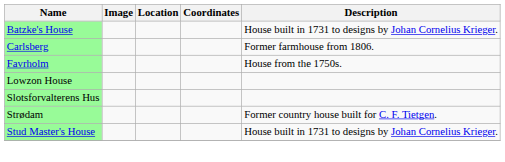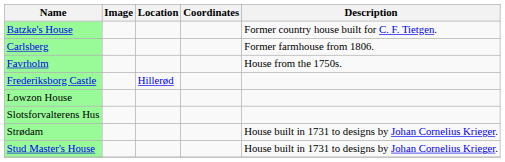(371, 30) House built in 1731 to designs by Johan Cornelius Krieger. -> (341, 30) Former country house built for C. F. Tietgen.
+ row: (52, 81)
(341, 115) Former country house built for C. F. Tietgen. -> (371, 132) House built in 1731 to designs by Johan Cornelius Krieger.
